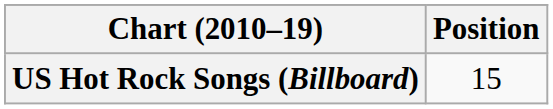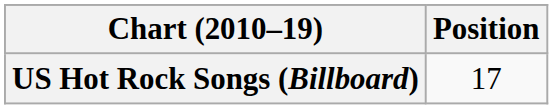(486, 77) 15 -> (486, 77) 17
